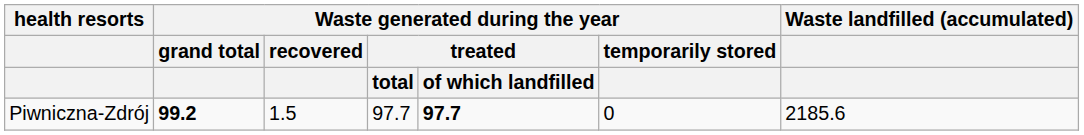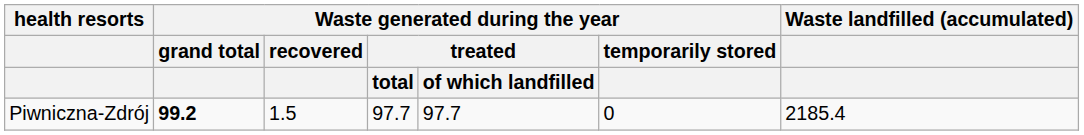(442, 113) bold -> (442, 113) normal
(815, 113) 2185.6 -> (815, 113) 2185.4
